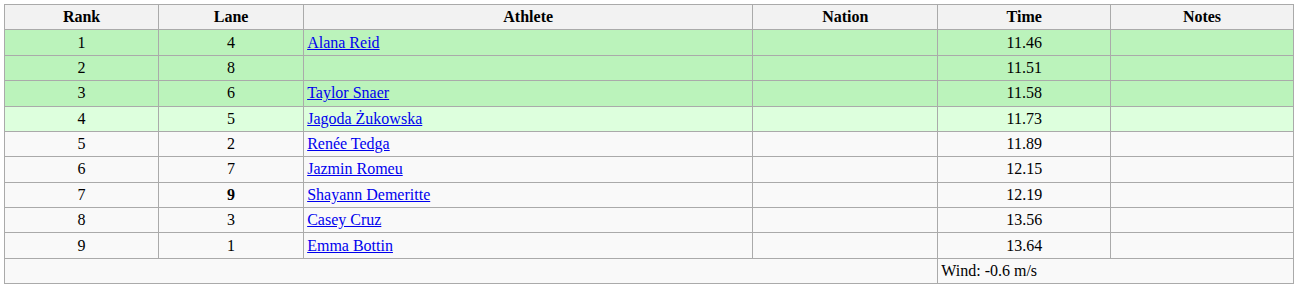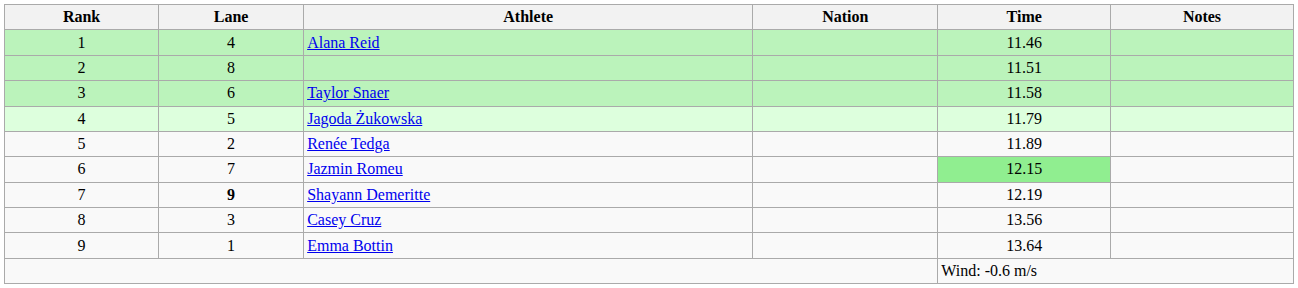(1024, 118) 11.73 -> (1024, 118) 11.79
(1024, 169) no background -> (1024, 169) lightgreen background
